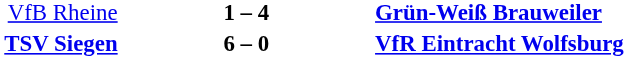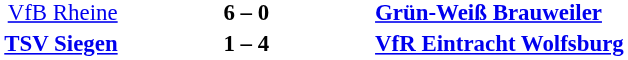(246, 12) 1 – 4 -> (246, 12) 6 – 0
(246, 43) 6 – 0 -> (246, 43) 1 – 4
